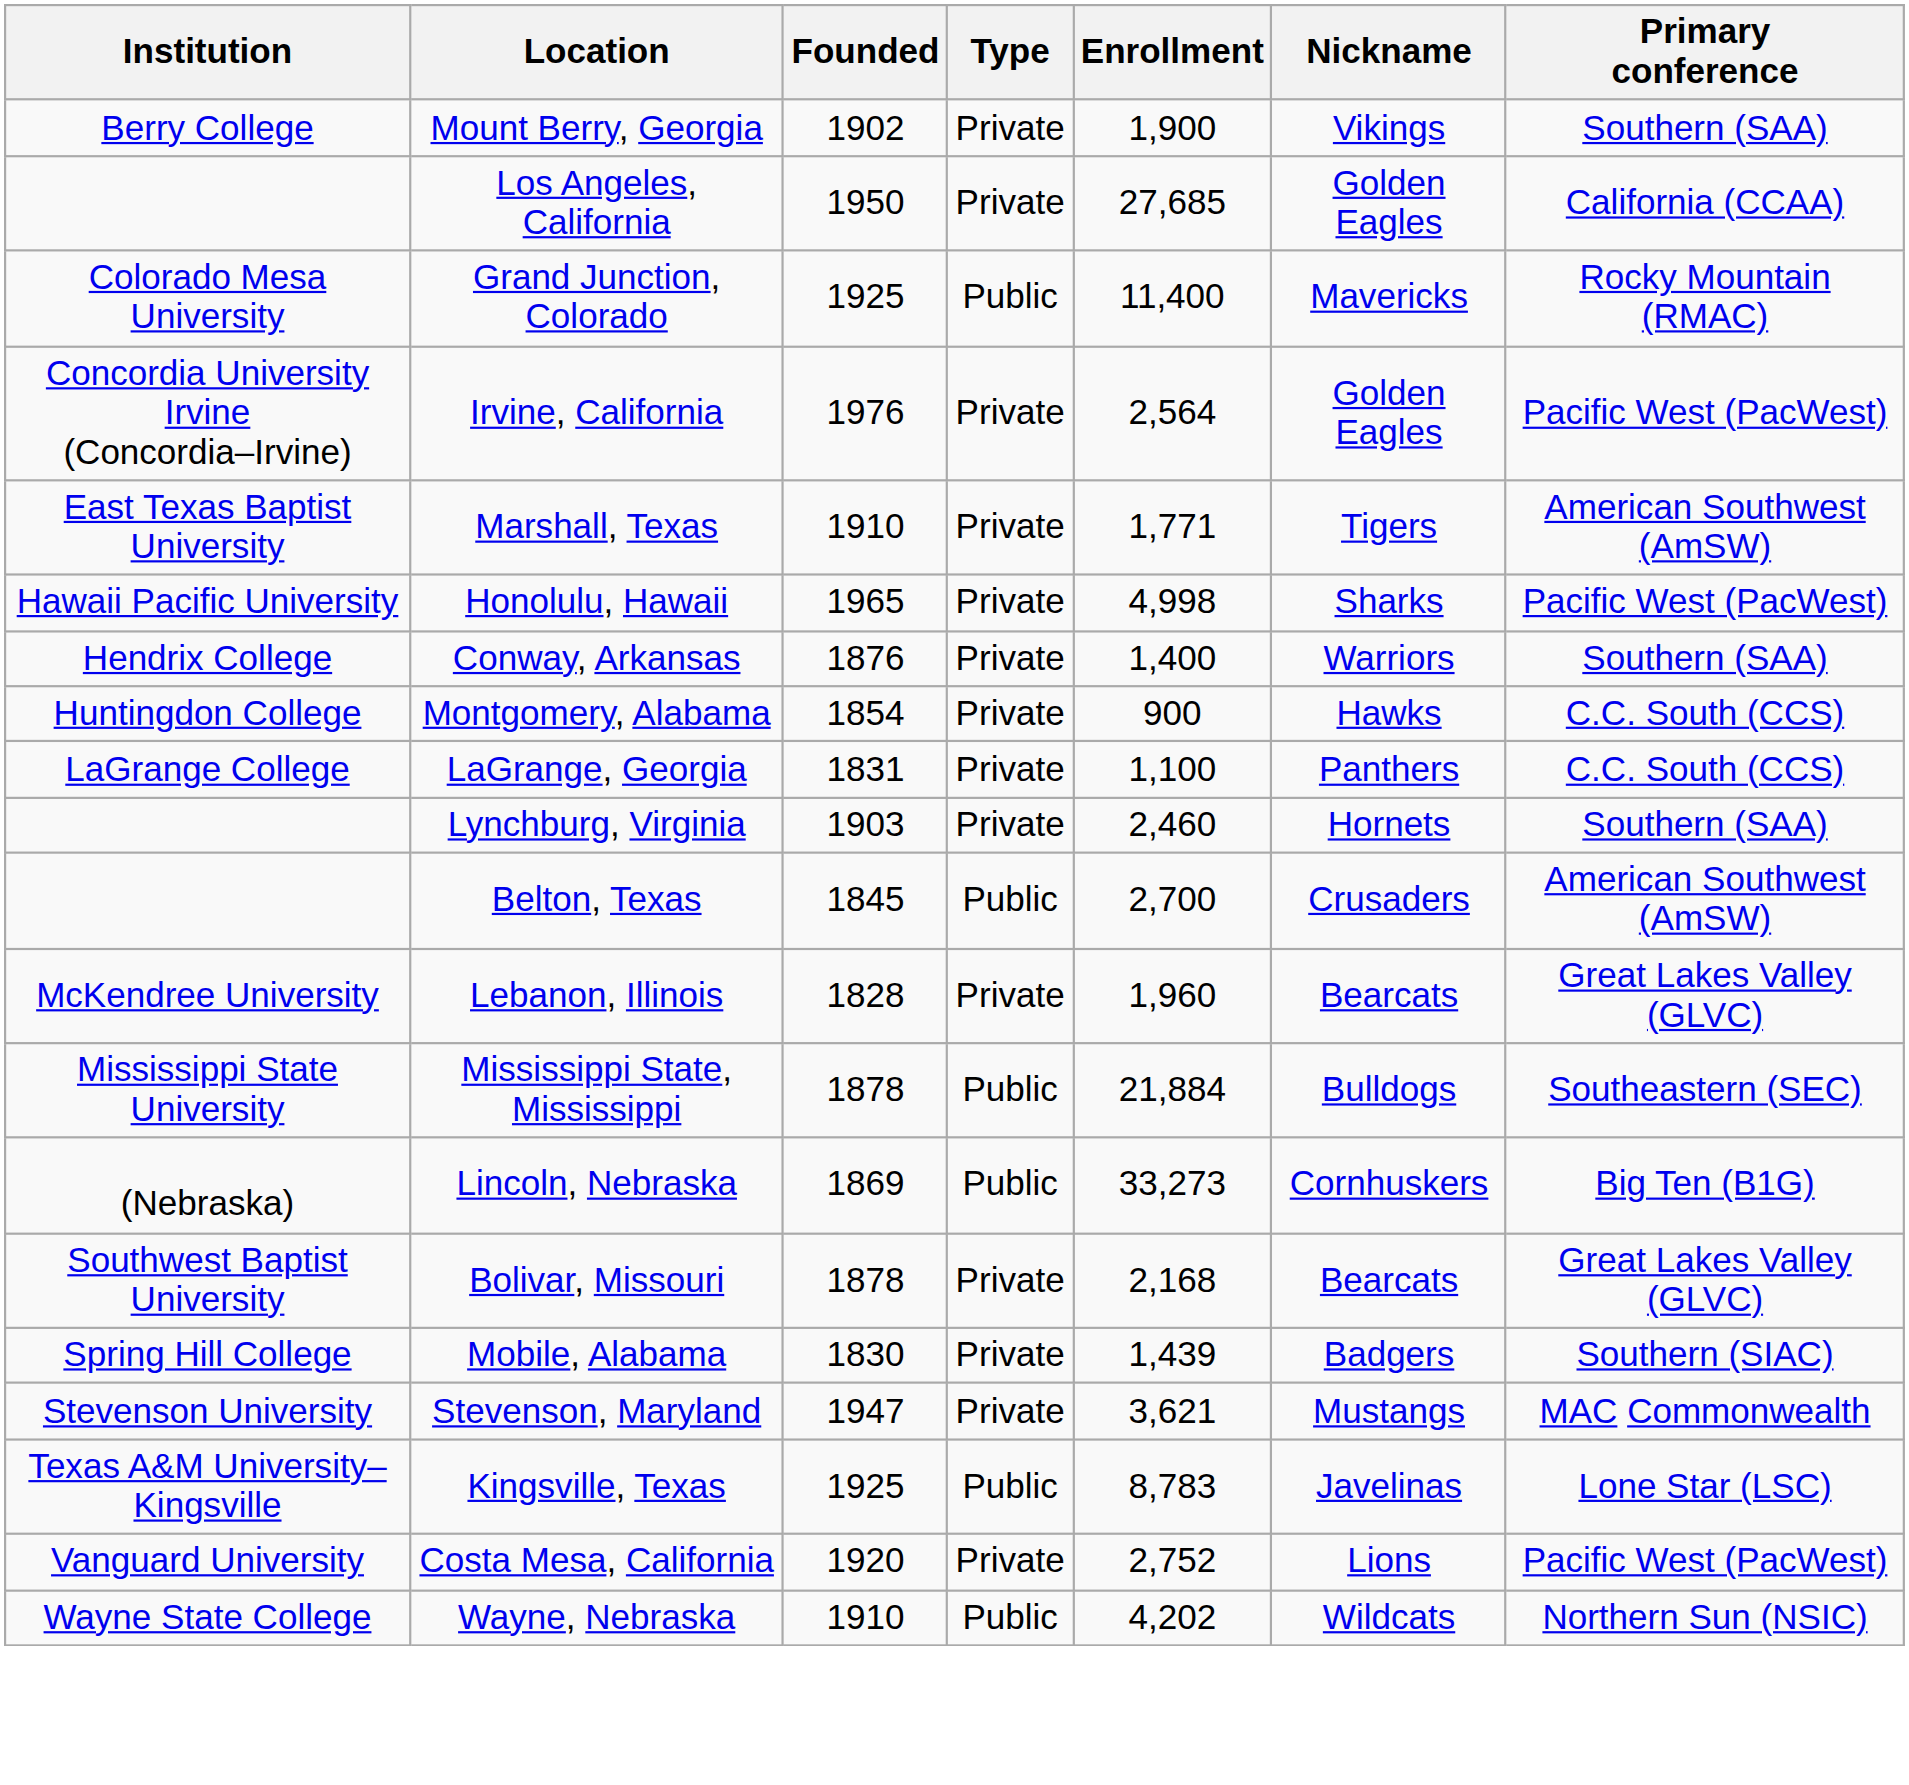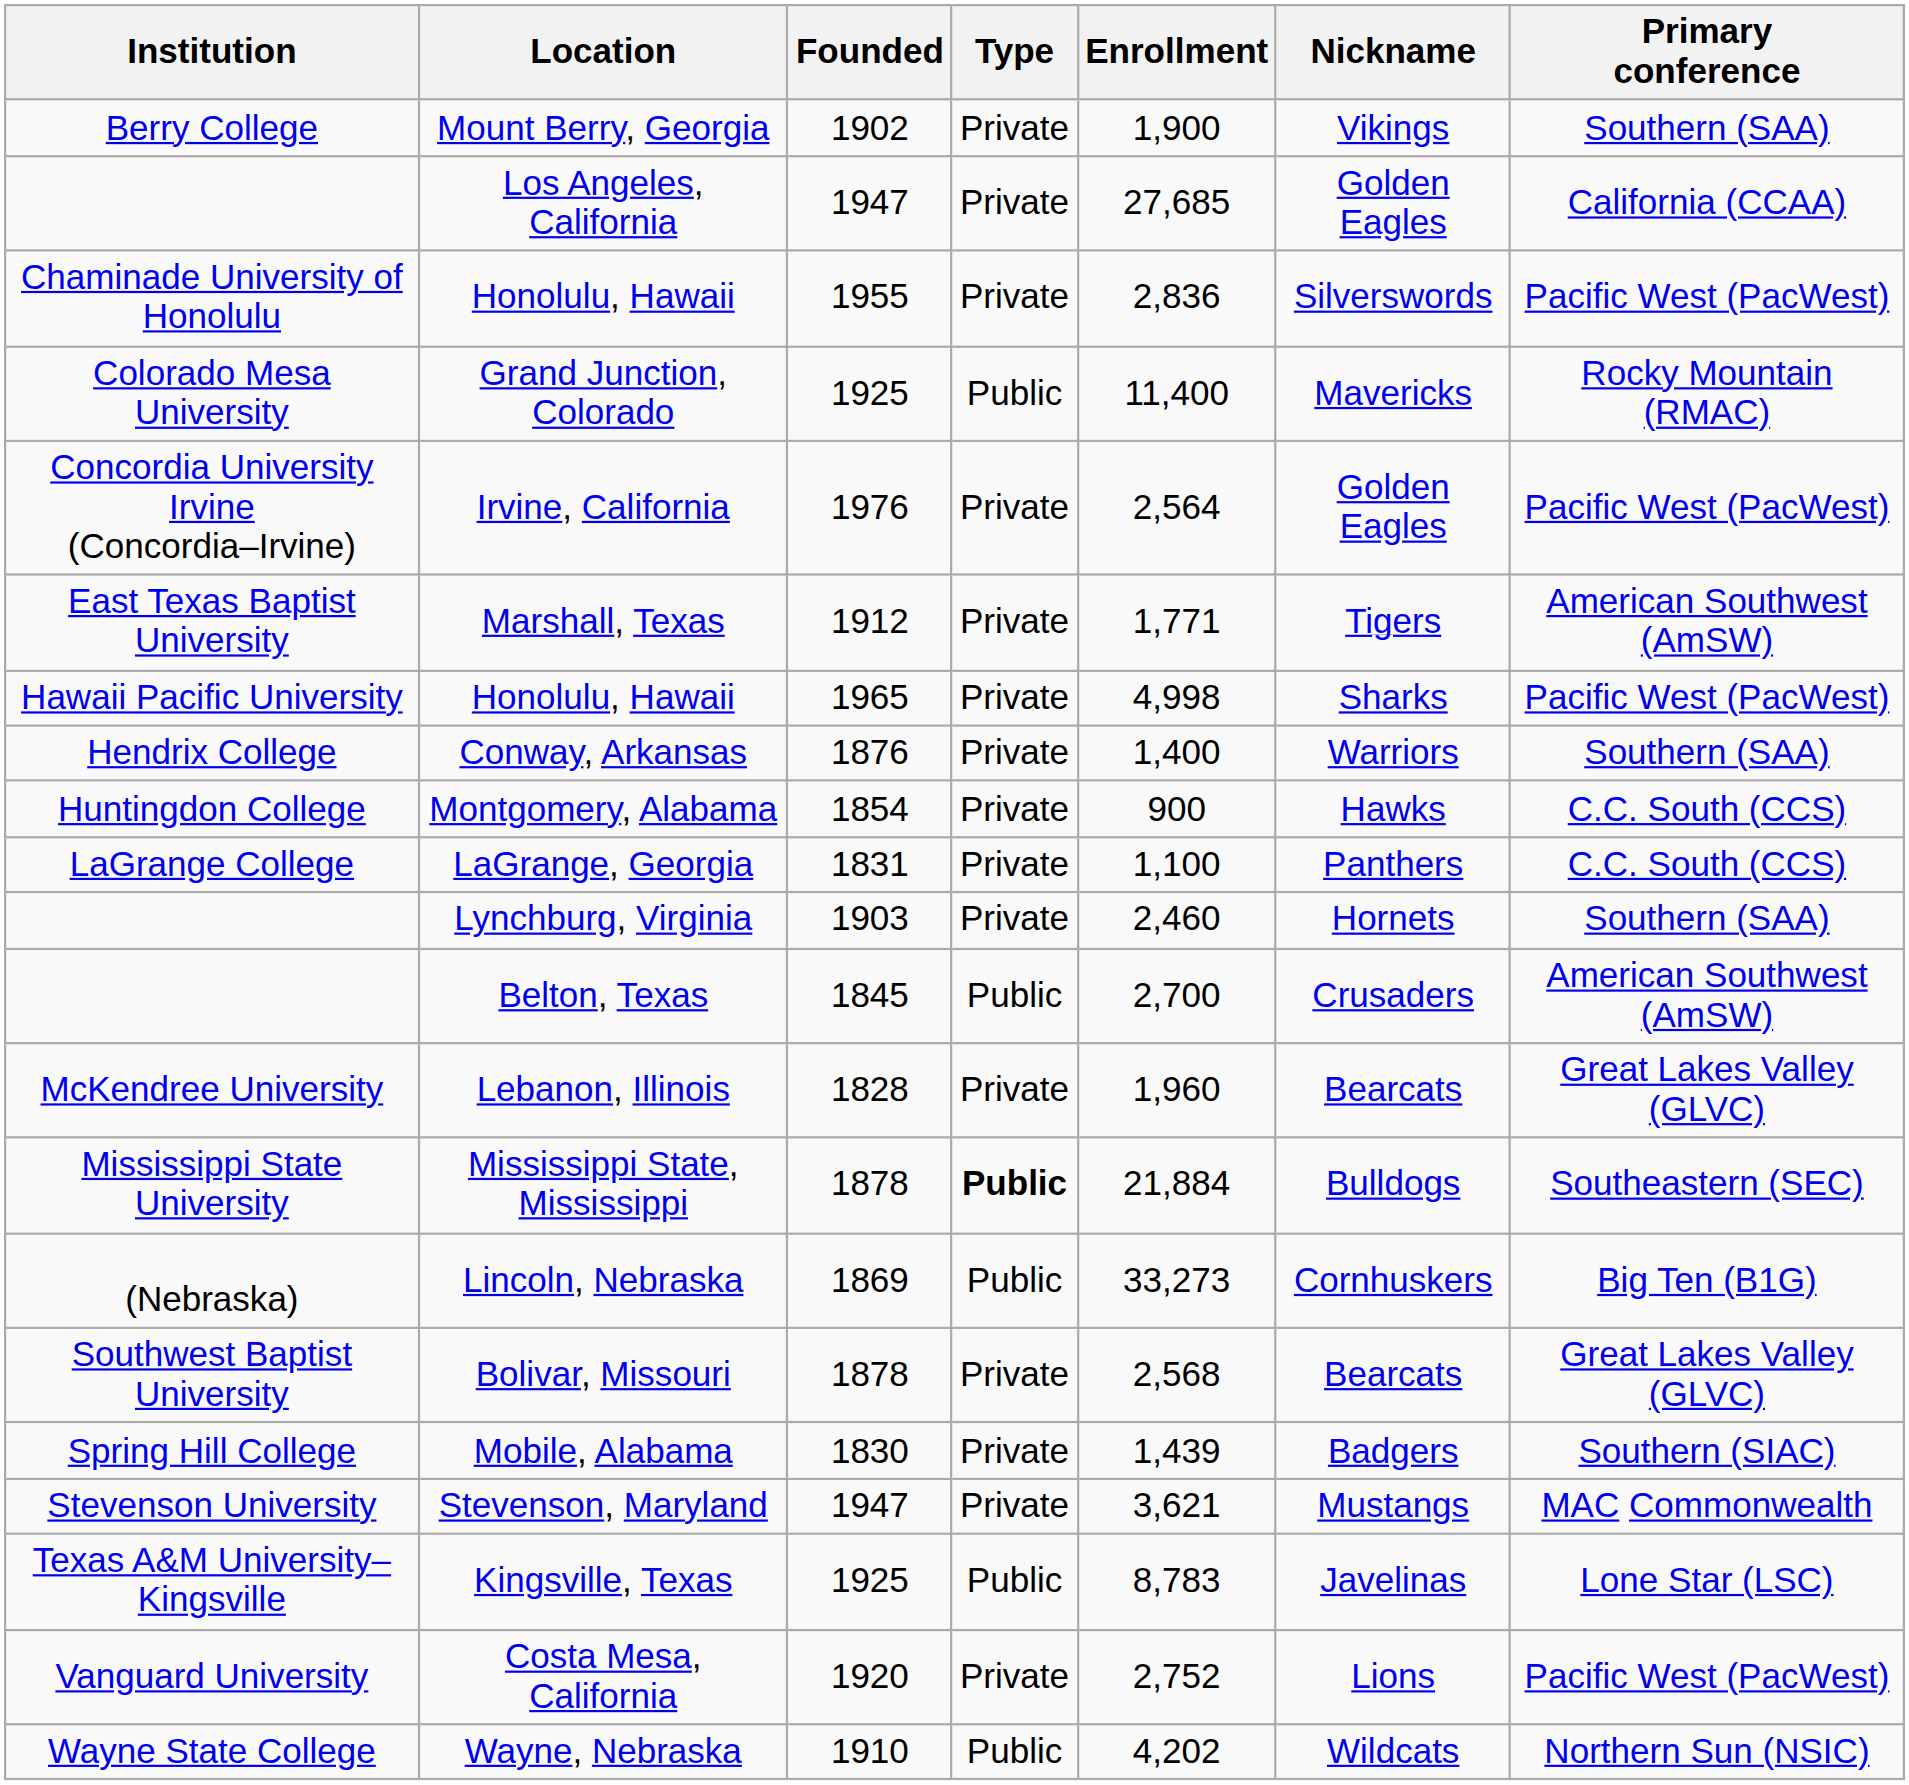(865, 202) 1950 -> (870, 202) 1947
+ row: (212, 297)
(865, 526) 1910 -> (870, 621) 1912
(1010, 1089) normal -> (1015, 1184) bold
(1172, 1279) 2,168 -> (1177, 1374) 2,568
